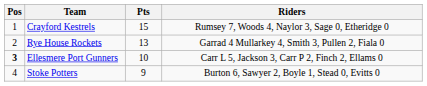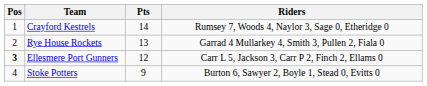(143, 27) 15 -> (143, 27) 14
(143, 57) 10 -> (143, 57) 12
